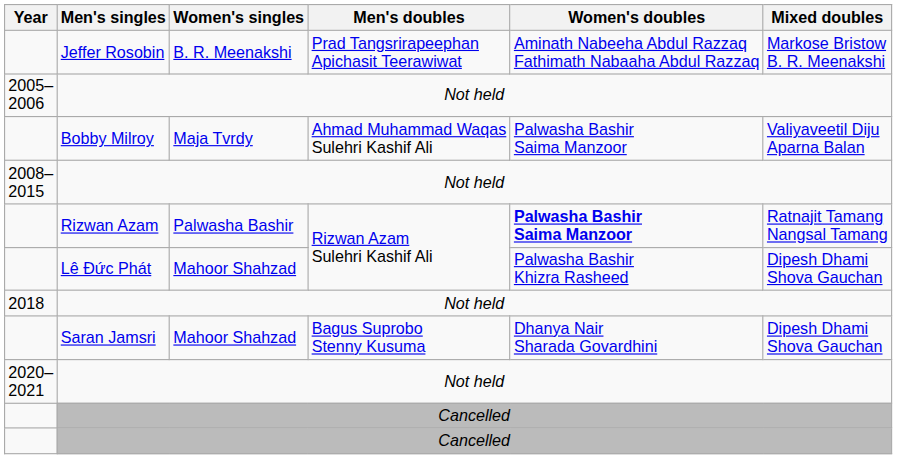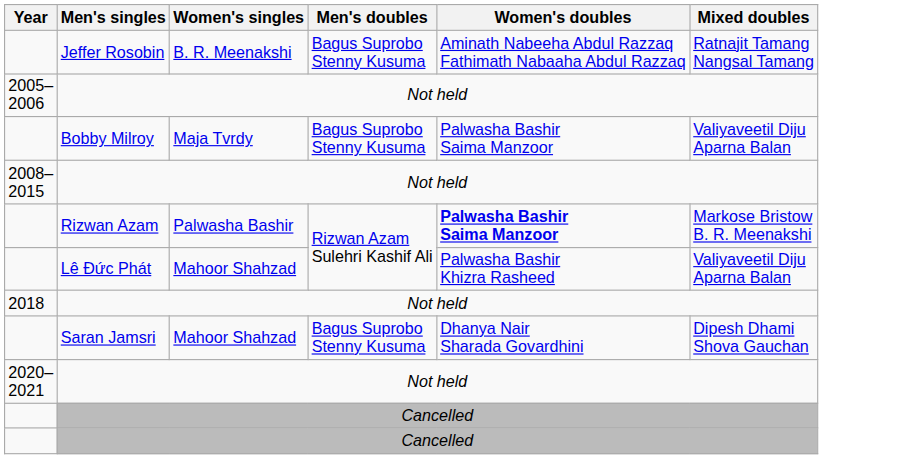(395, 52) Prad Tangsrirapeephan Apichasit Teerawiwat -> (369, 52) Bagus Suprobo Stenny Kusuma
(827, 52) Markose Bristow B. R. Meenakshi -> (754, 52) Ratnajit Tamang Nangsal Tamang
(409, 139) Ahmad Muhammad Waqas Sulehri Kashif Ali -> (369, 139) Bagus Suprobo Stenny Kusuma
(827, 226) Ratnajit Tamang Nangsal Tamang -> (753, 226) Markose Bristow B. R. Meenakshi
(825, 269) Dipesh Dhami Shova Gauchan -> (750, 269) Valiyaveetil Diju Aparna Balan
